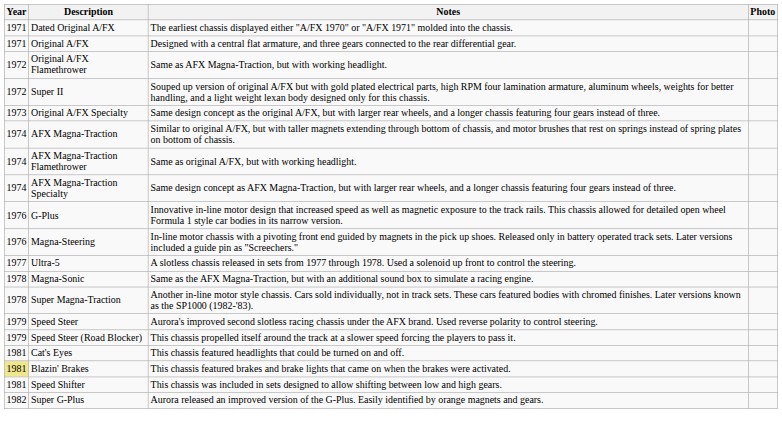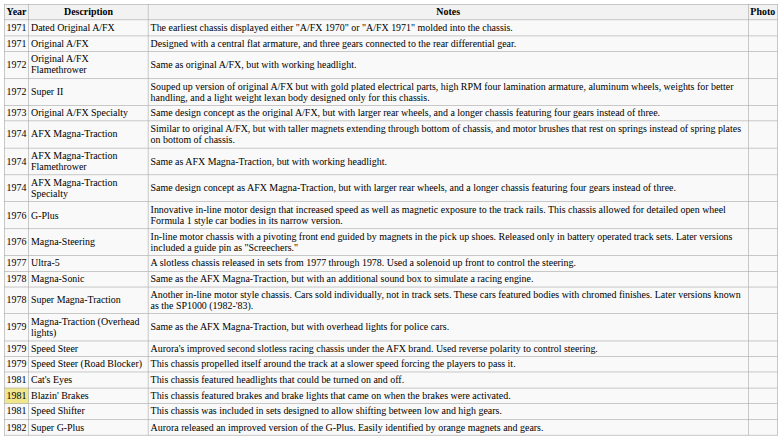(269, 65) Same as AFX Magna-Traction, but with working headlight. -> (254, 65) Same as original A/FX, but with working headlight.
(254, 161) Same as original A/FX, but with working headlight. -> (269, 161) Same as AFX Magna-Traction, but with working headlight.
+ row: (85, 327)
